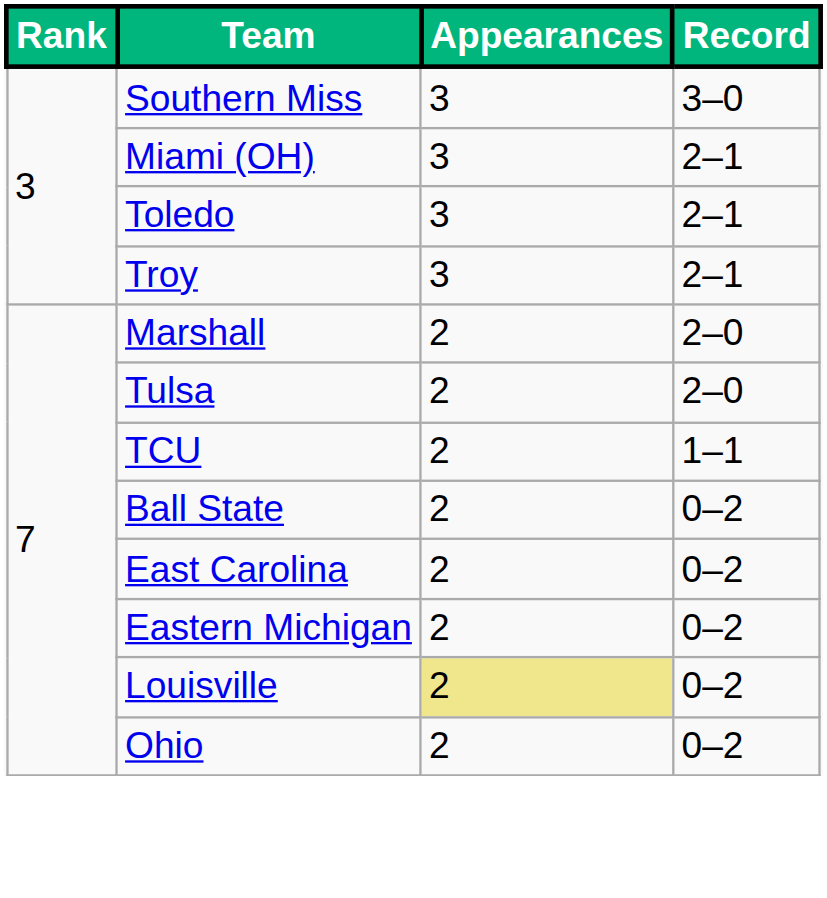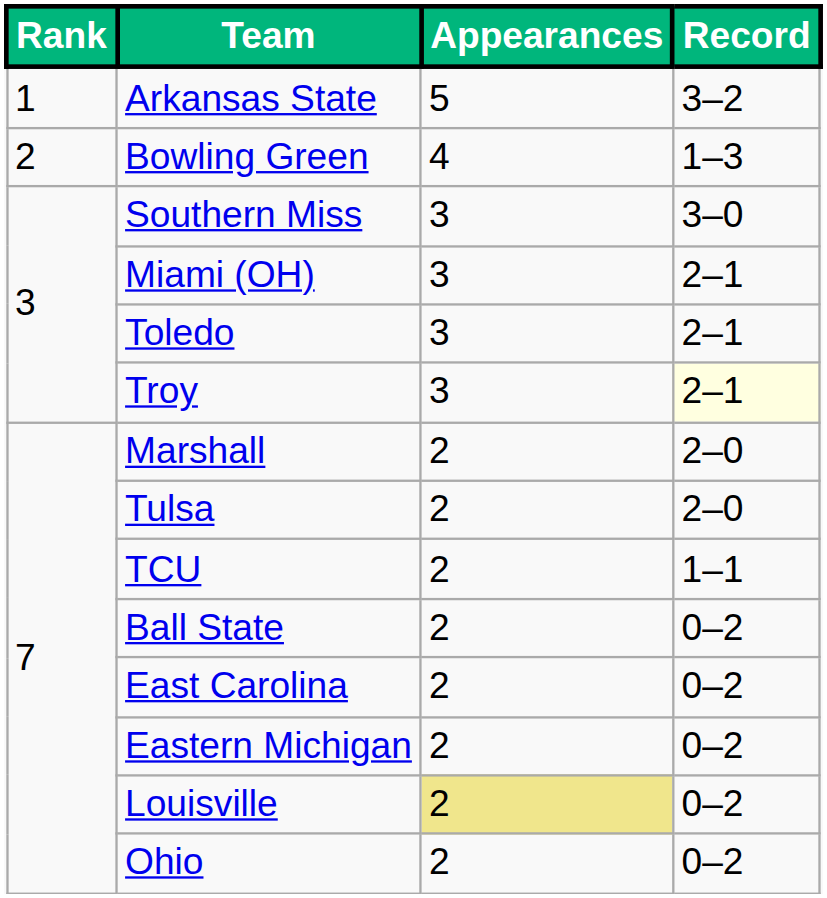+ row: (251, 97)
+ row: (247, 156)
(713, 274) no background -> (713, 391) lightyellow background
